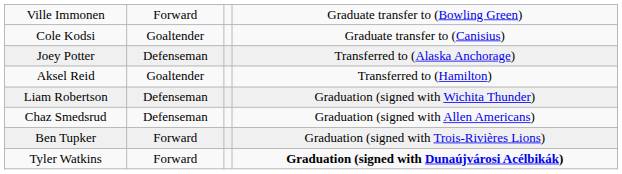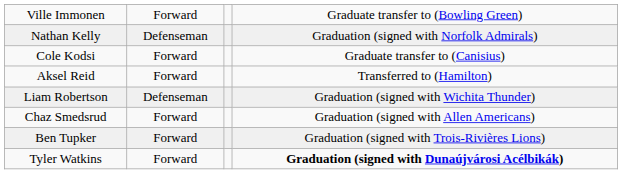+ row: (66, 35)
(175, 35) Goaltender -> (175, 55) Forward
- row: (66, 55)
(175, 76) Goaltender -> (175, 76) Forward
(175, 117) Defenseman -> (175, 117) Forward
